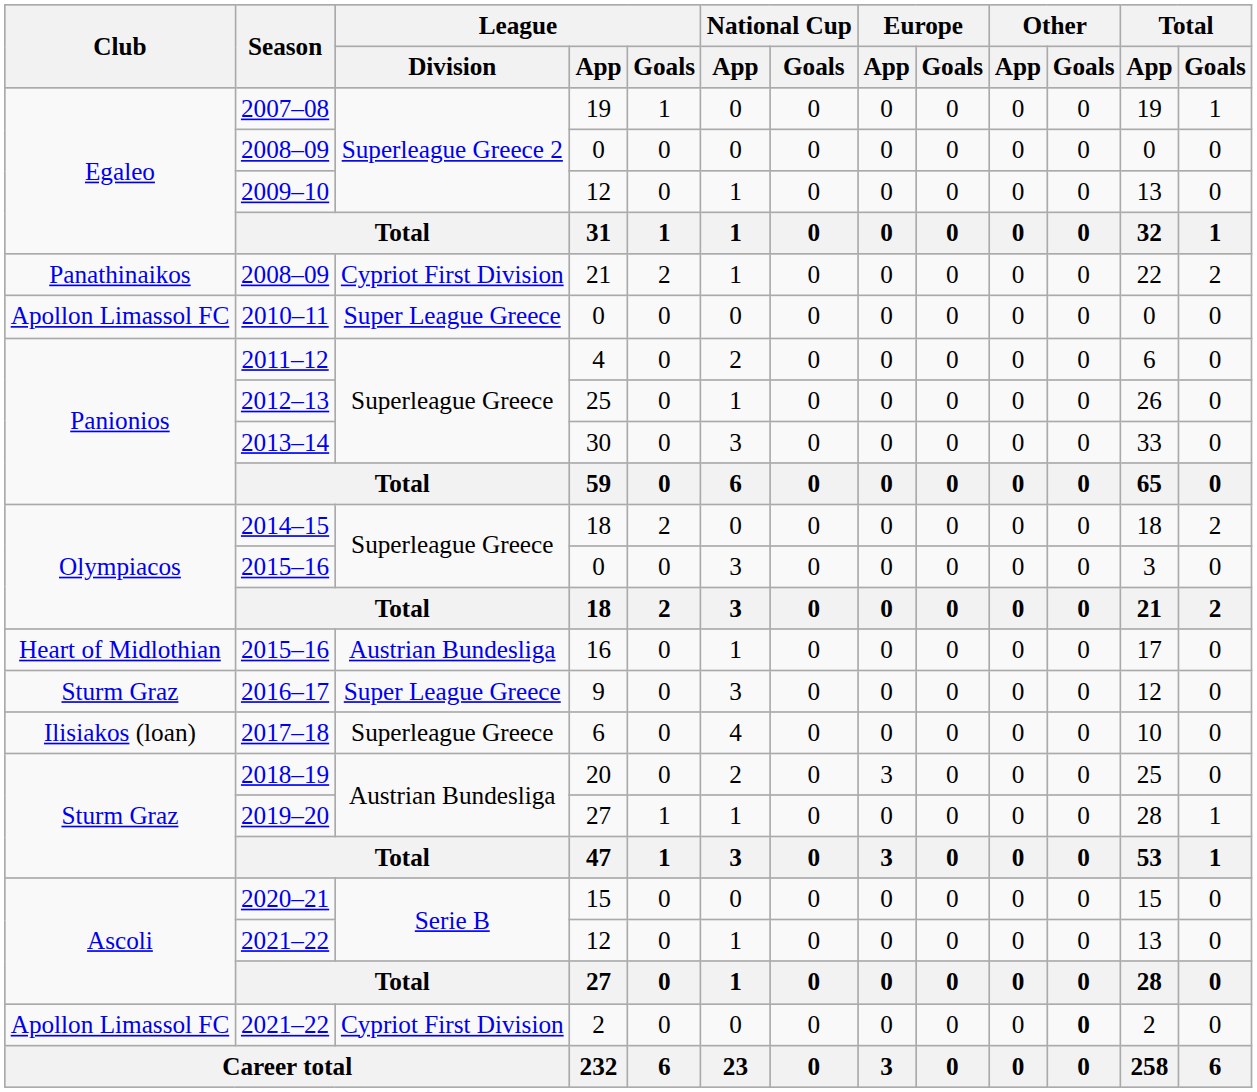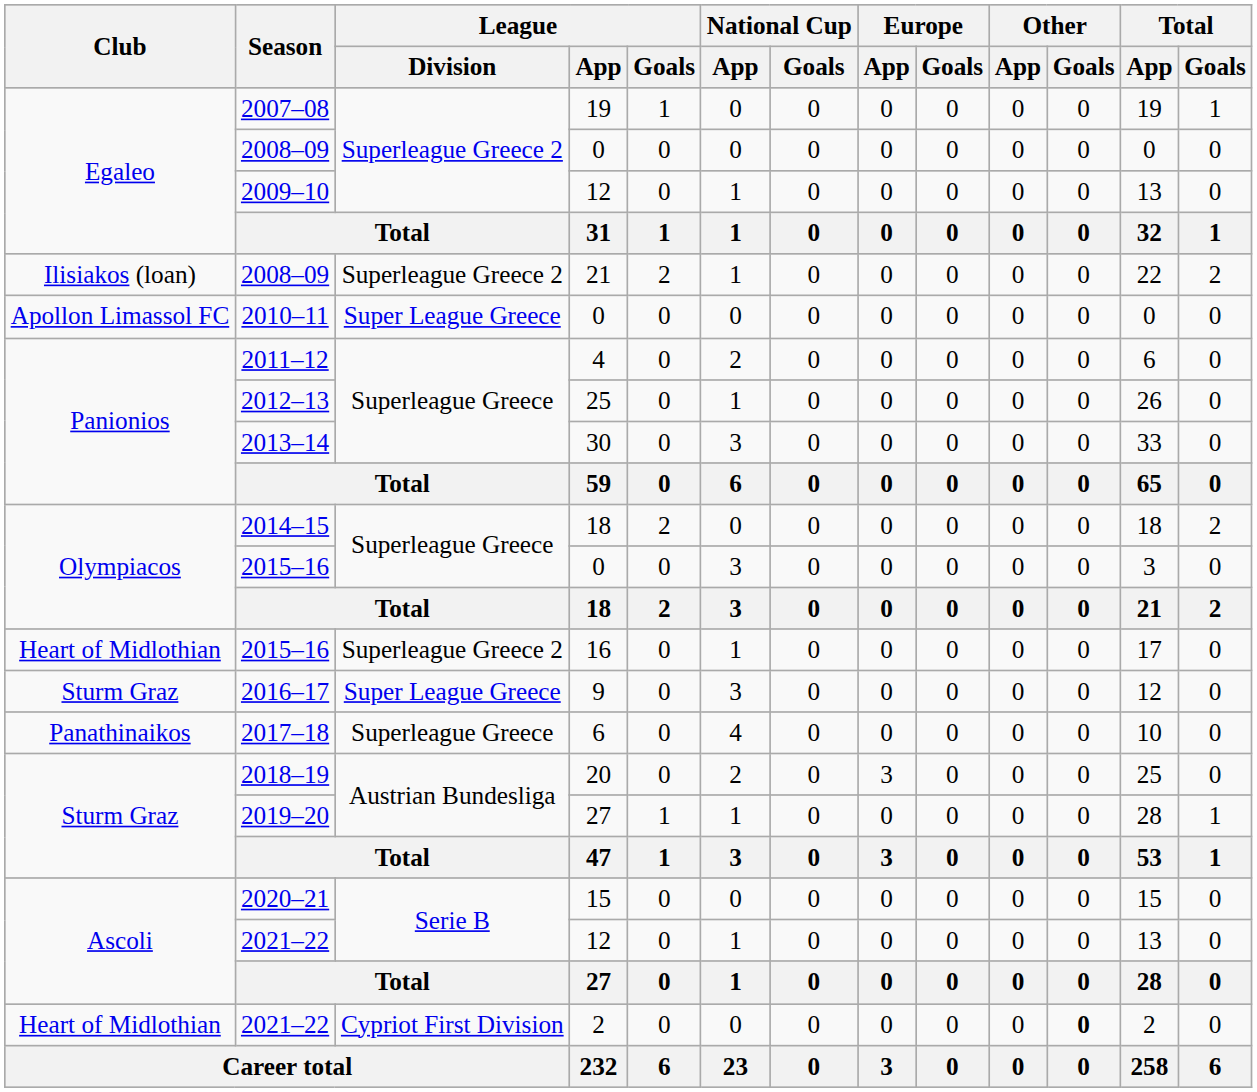(120, 275) Panathinaikos -> (120, 275) Ilisiakos (loan)
(452, 275) Cypriot First Division -> (452, 275) Superleague Greece 2
(452, 649) Austrian Bundesliga -> (452, 649) Superleague Greece 2
(120, 732) Ilisiakos (loan) -> (120, 732) Panathinaikos
(120, 1023) Apollon Limassol FC -> (120, 1023) Heart of Midlothian
